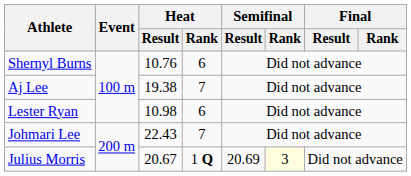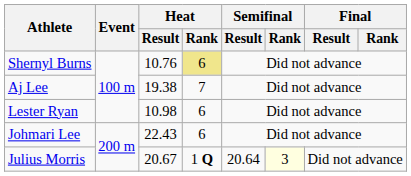(202, 63) no background -> (202, 63) khaki background
(202, 135) 7 -> (202, 135) 6
(243, 159) 20.69 -> (243, 159) 20.64
